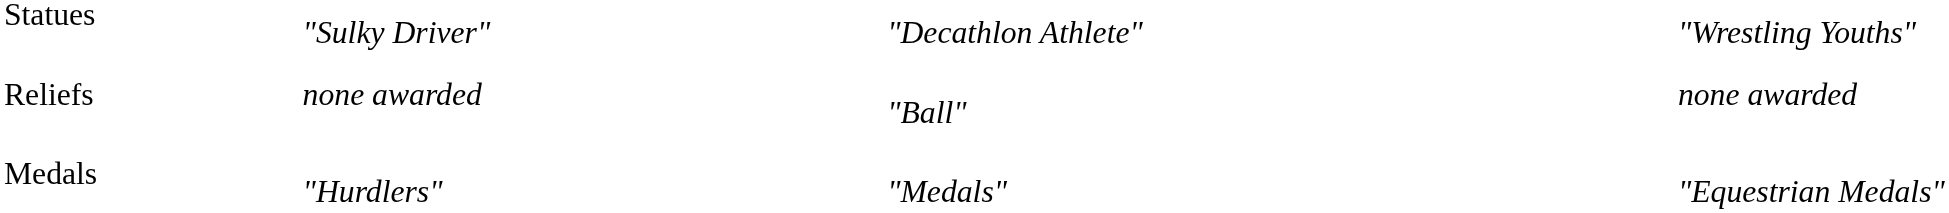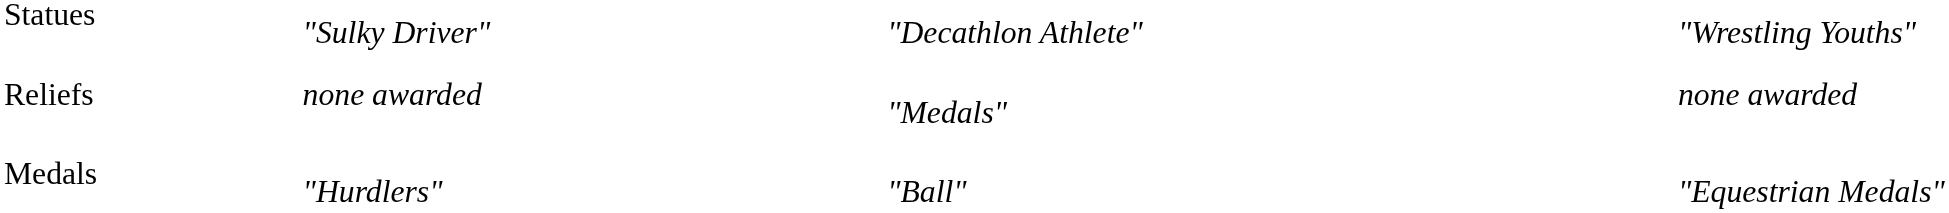(927, 112) "Ball" -> (947, 112) "Medals"
(947, 191) "Medals" -> (927, 191) "Ball"
